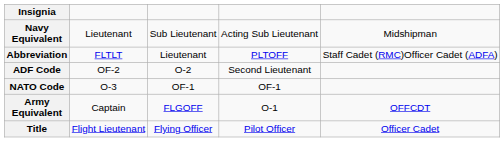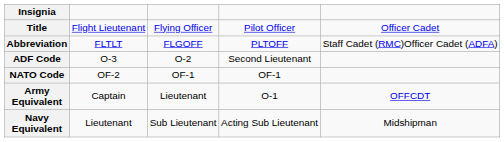rows swapped: (37, 129) <-> (37, 33)
(183, 54) Lieutenant -> (183, 43) FLGOFF
(108, 70) OF-2 -> (108, 59) O-3
(108, 86) O-3 -> (108, 75) OF-2
(183, 107) FLGOFF -> (183, 96) Lieutenant
